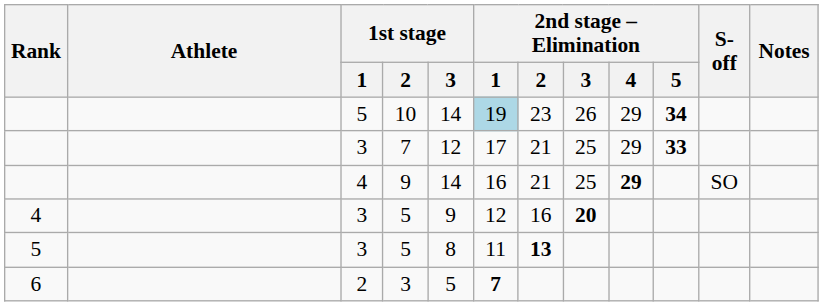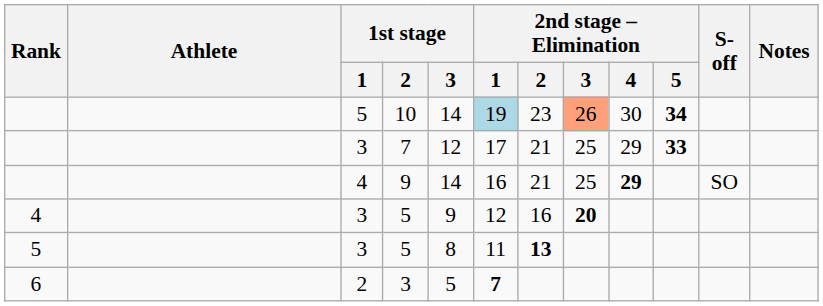(586, 113) no background -> (586, 113) lightsalmon background
(631, 113) 29 -> (631, 113) 30
